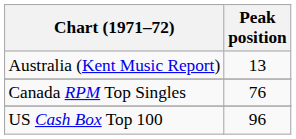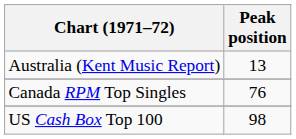(257, 119) 96 -> (257, 119) 98
